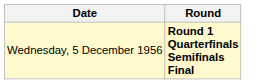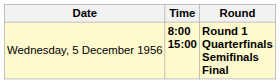+ column: (182, 13)
